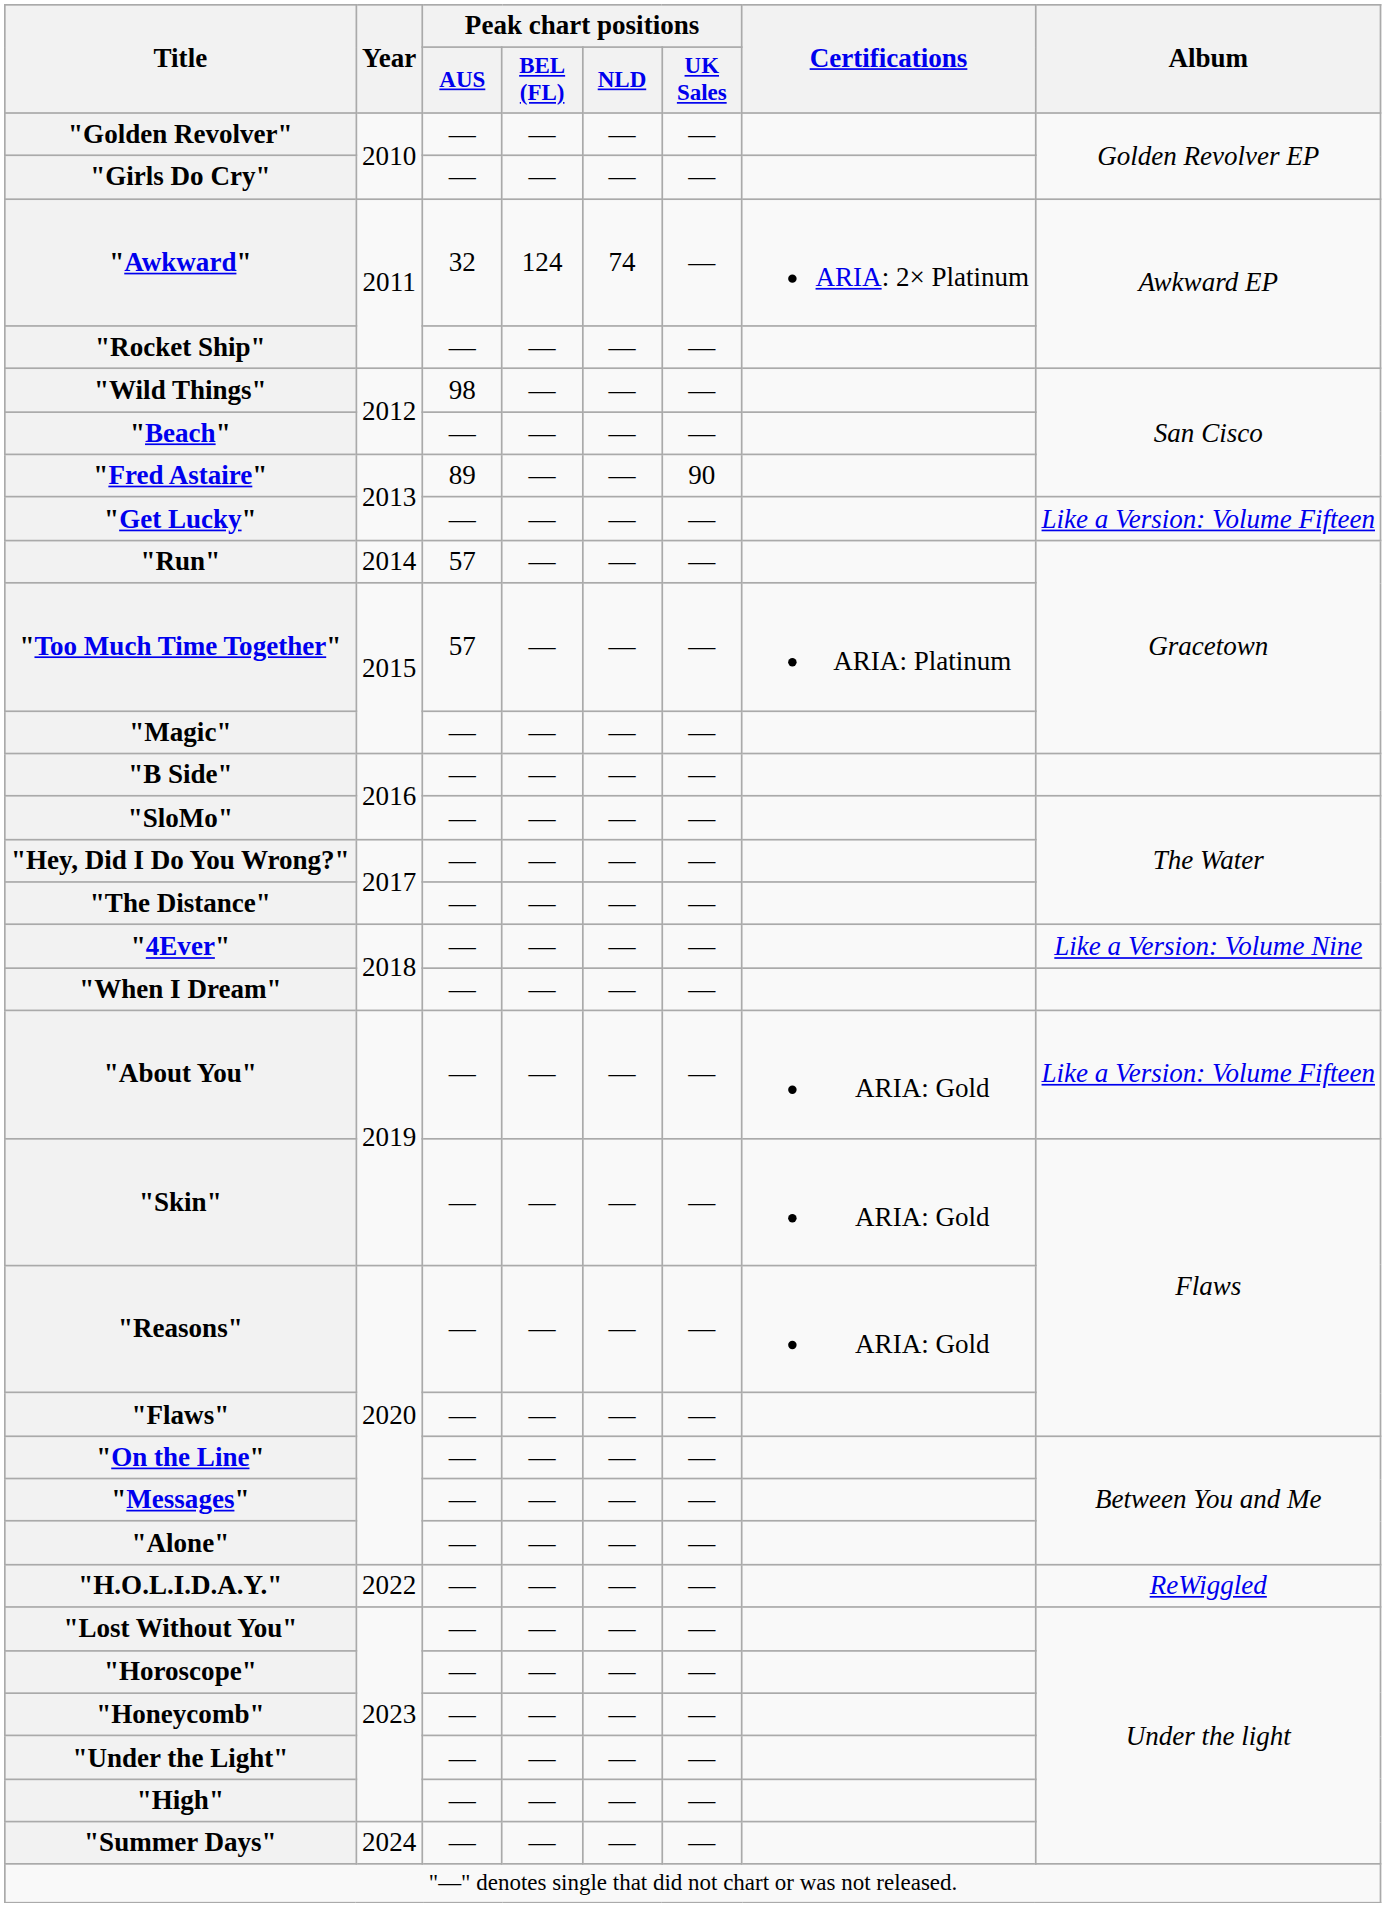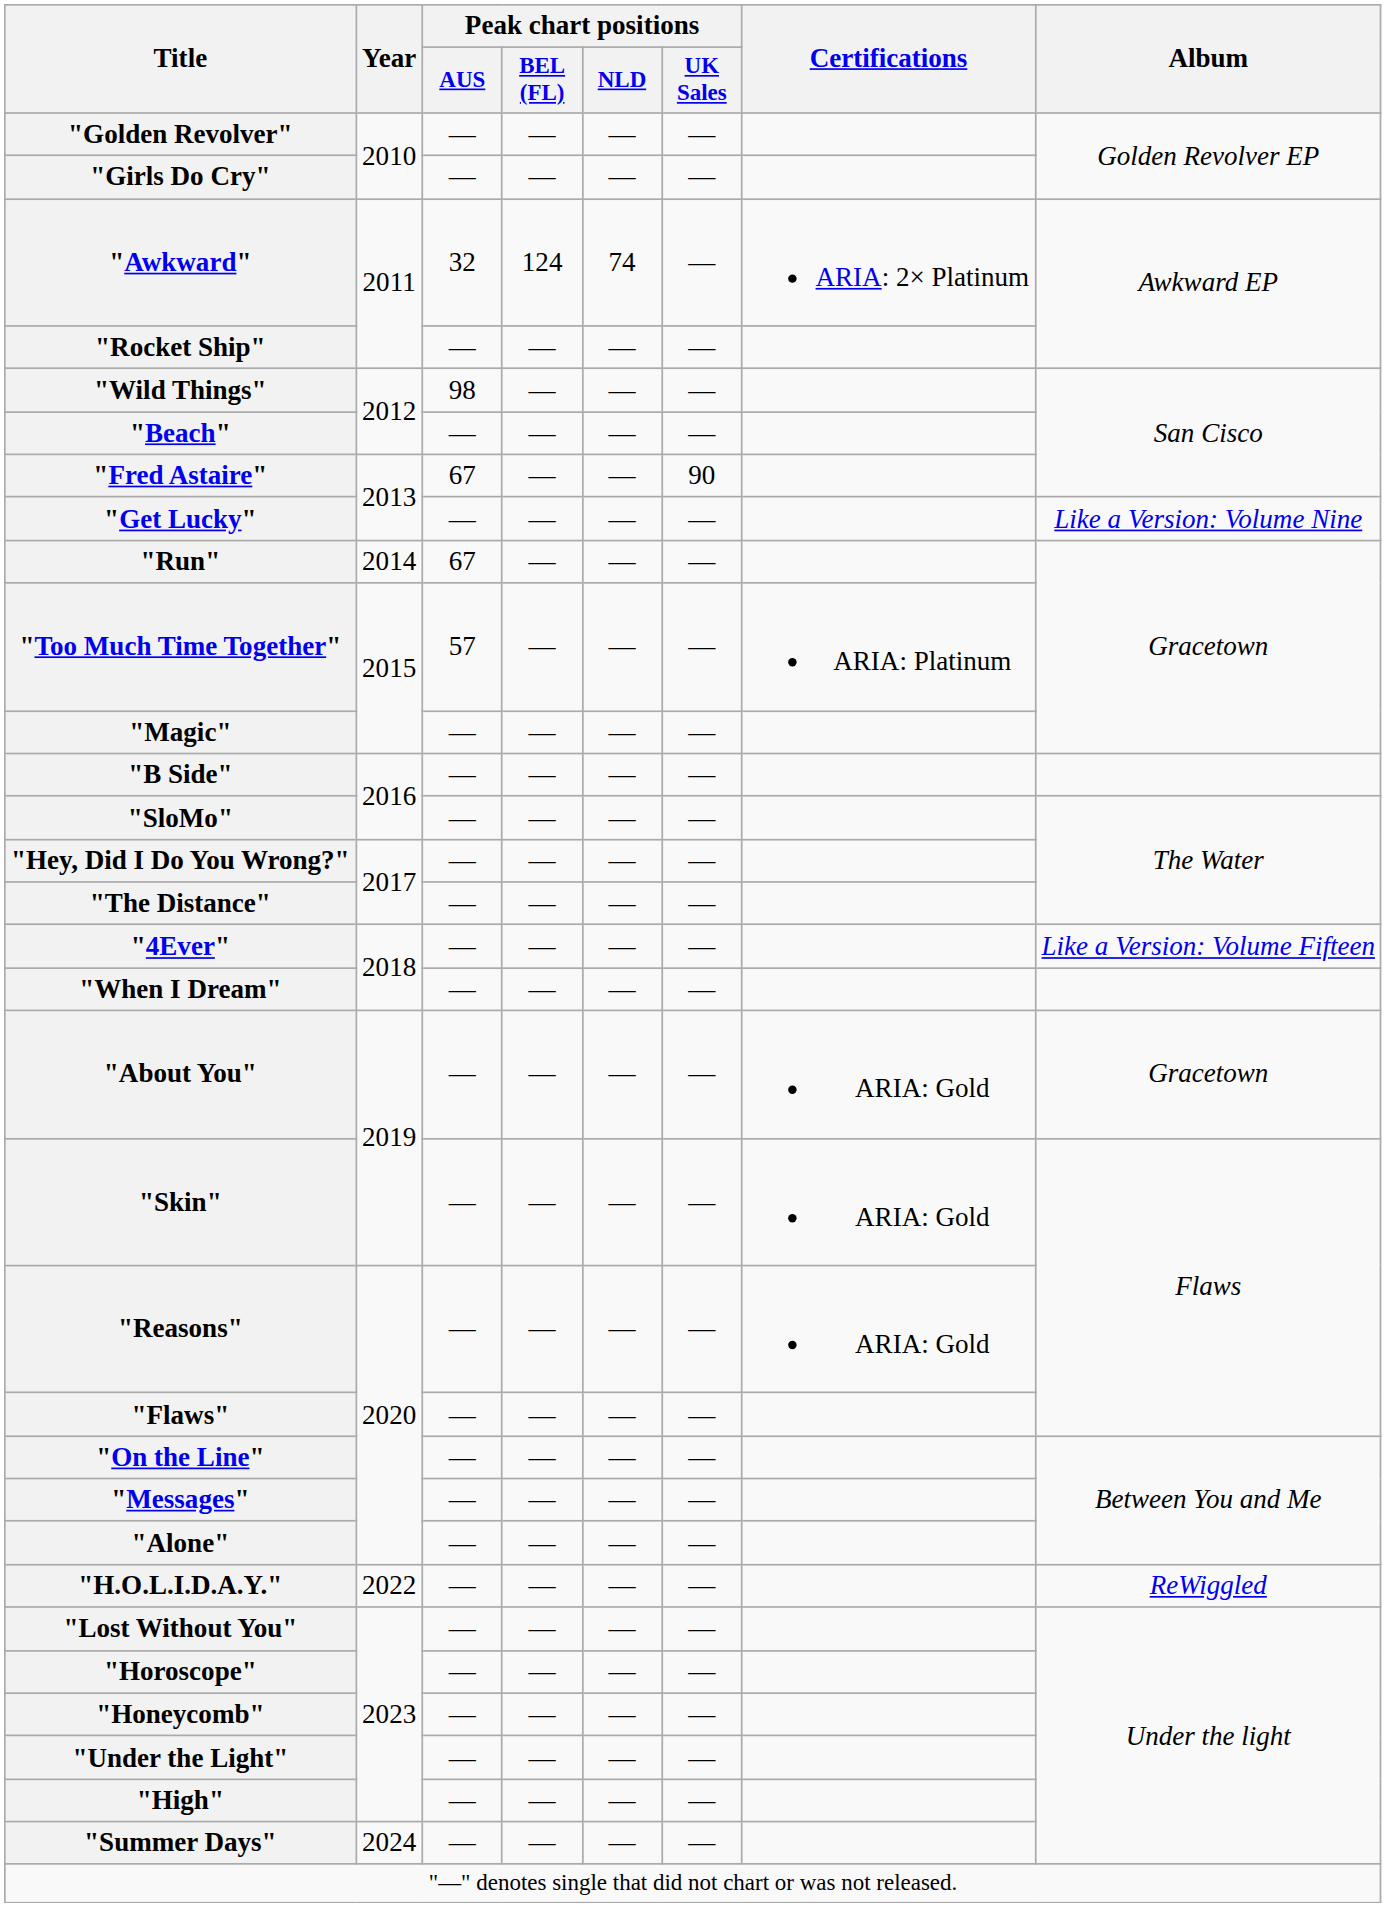(462, 475) 89 -> (462, 475) 67
(1208, 518) Like a Version: Volume Fifteen -> (1208, 518) Like a Version: Volume Nine
(462, 561) 57 -> (462, 561) 67
(1208, 946) Like a Version: Volume Nine -> (1208, 946) Like a Version: Volume Fifteen
(1208, 1074) Like a Version: Volume Fifteen -> (1208, 1074) Gracetown
